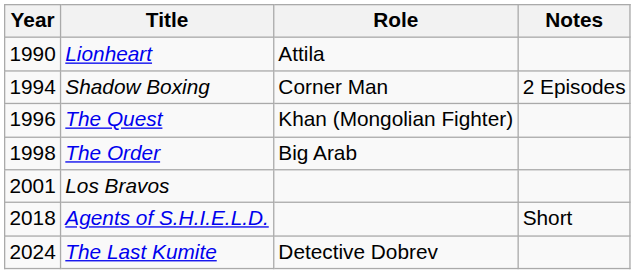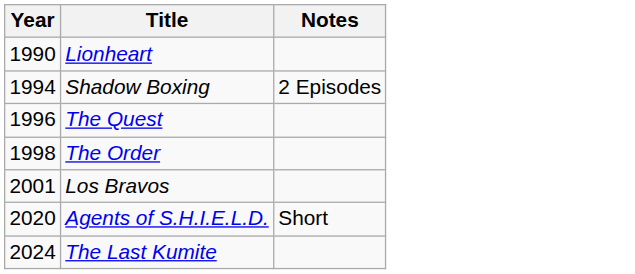- column: (396, 20)
(33, 218) 2018 -> (33, 218) 2020
